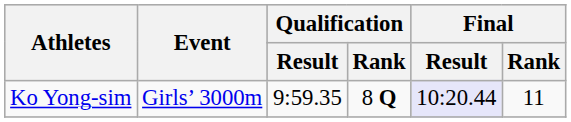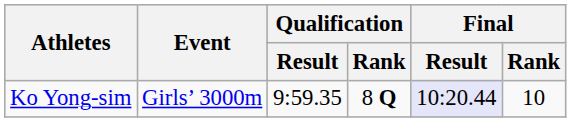(534, 98) 11 -> (534, 98) 10
